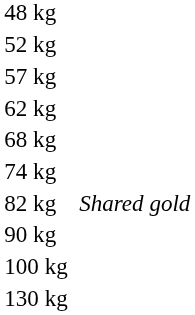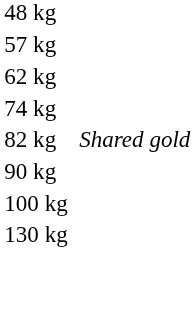- row: (30, 44)
- row: (30, 139)
